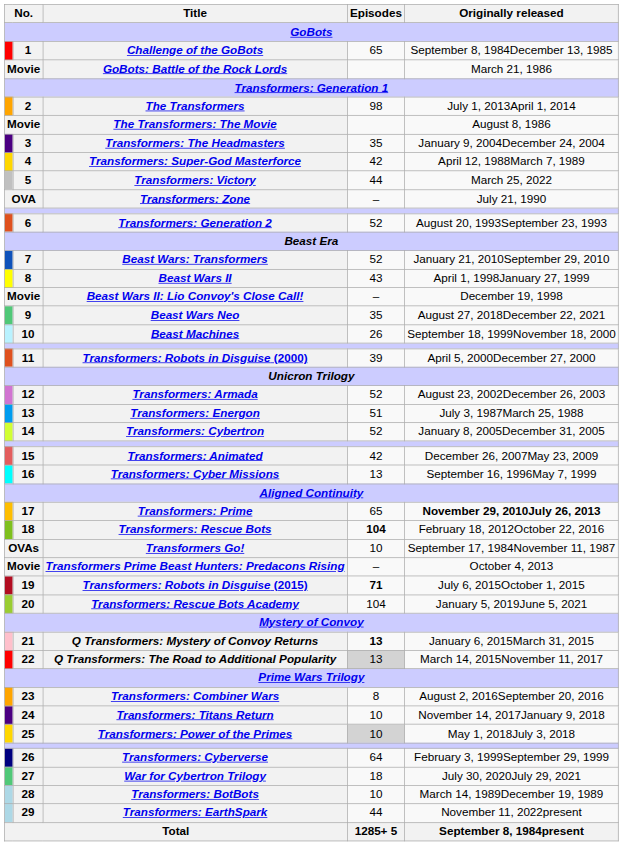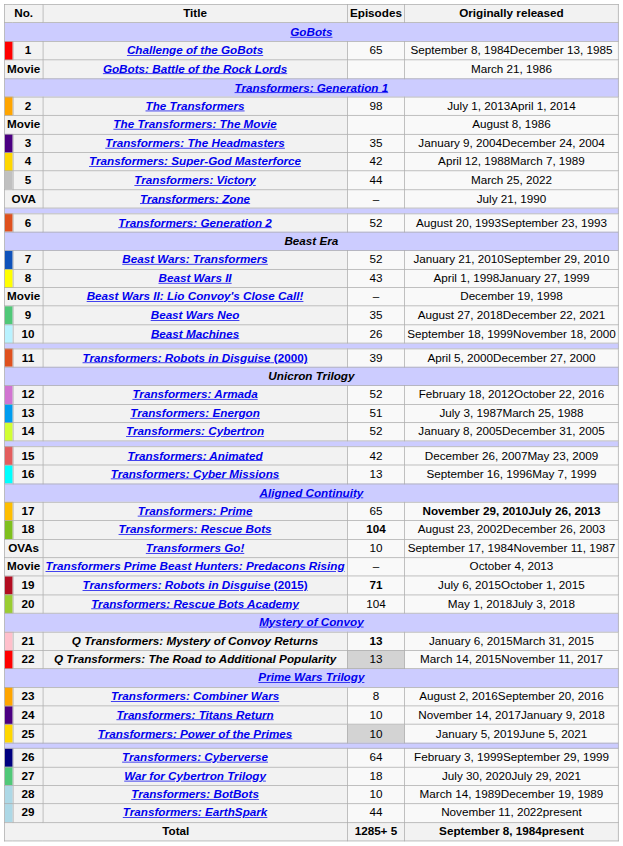(511, 395) August 23, 2002December 26, 2003 -> (511, 395) February 18, 2012October 22, 2016
(511, 530) February 18, 2012October 22, 2016 -> (511, 530) August 23, 2002December 26, 2003
(511, 604) January 5, 2019June 5, 2021 -> (511, 604) May 1, 2018July 3, 2018
(511, 733) May 1, 2018July 3, 2018 -> (511, 733) January 5, 2019June 5, 2021
